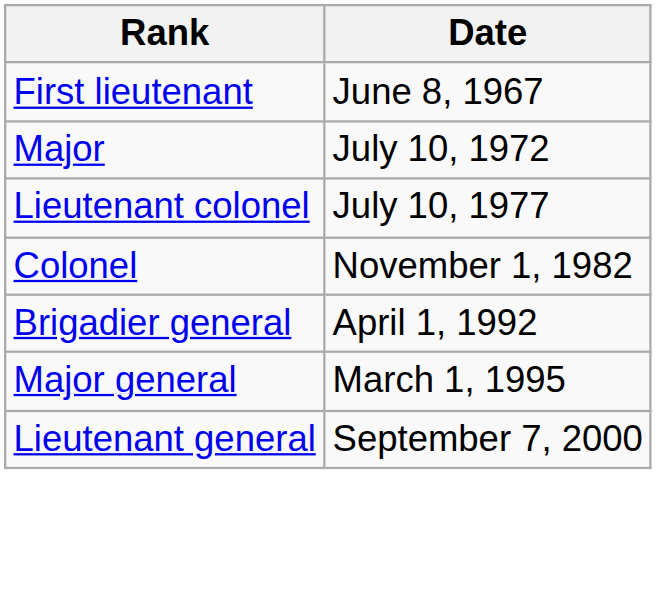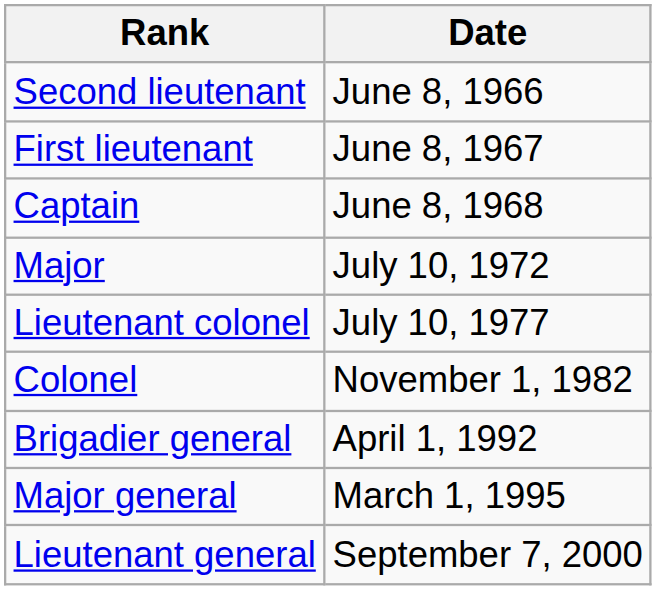+ row: (160, 91)
+ row: (76, 206)
